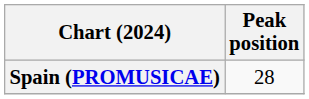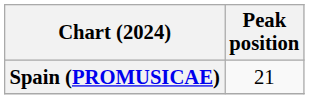(264, 76) 28 -> (264, 76) 21
